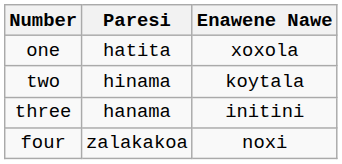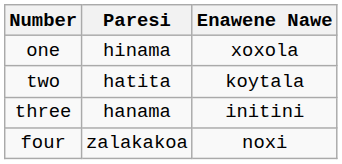(137, 51) hatita -> (137, 51) hinama
(137, 82) hinama -> (137, 82) hatita
